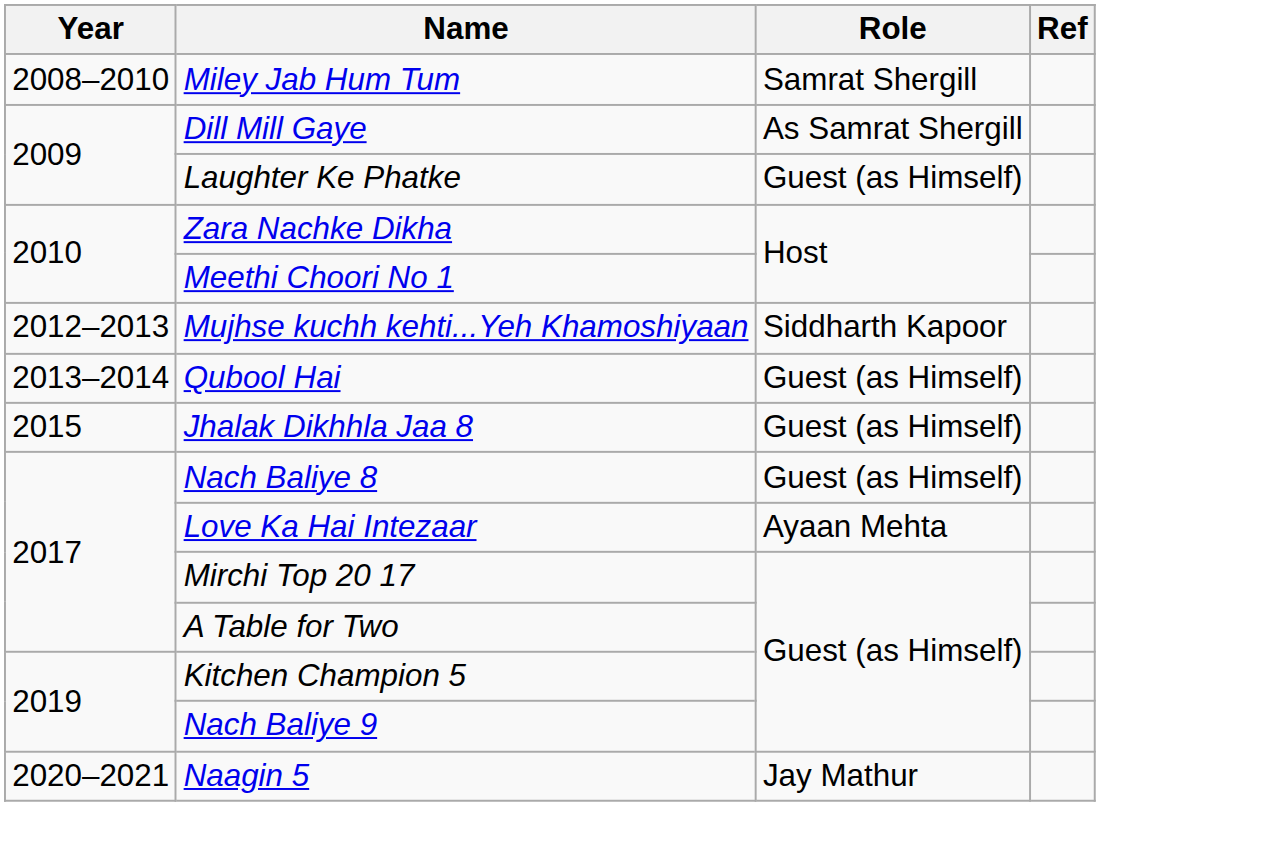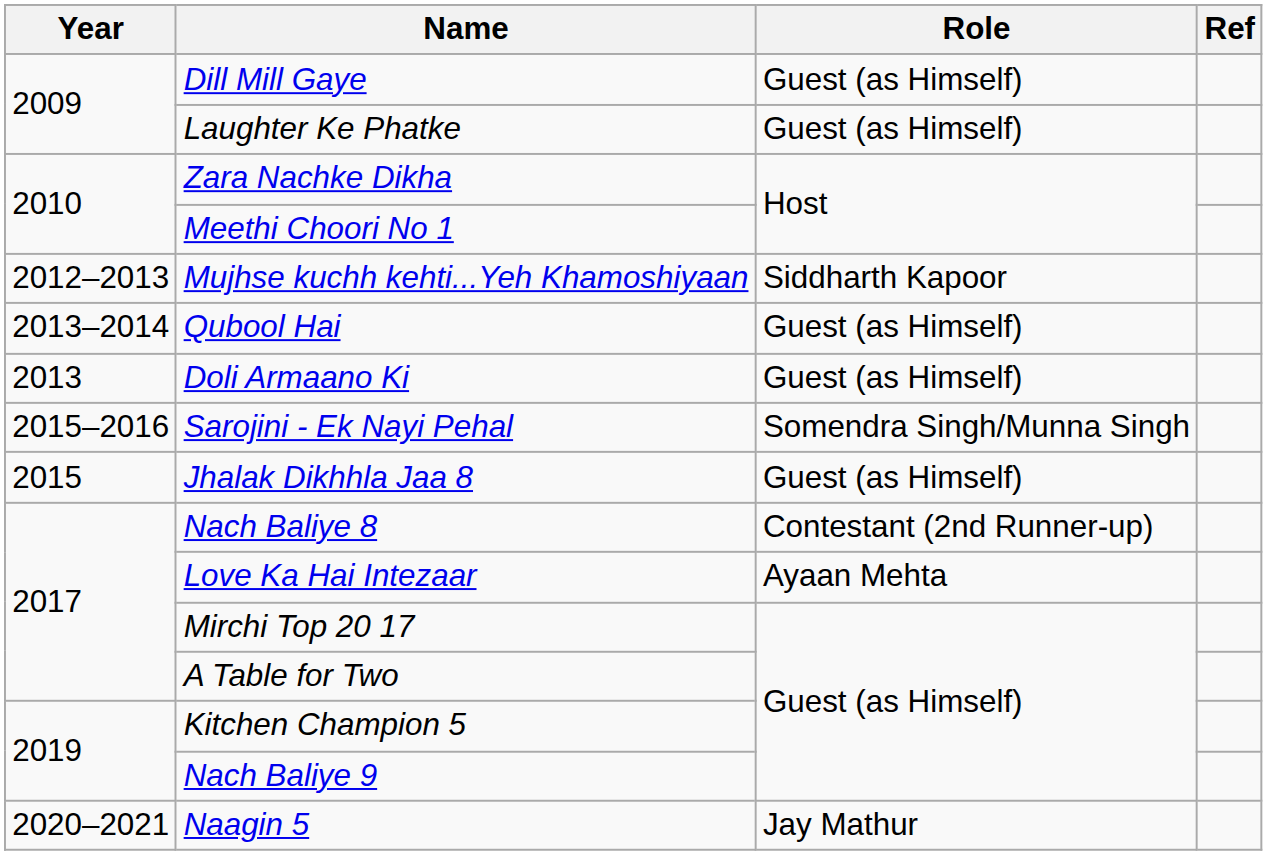- row: (322, 79)
(893, 128) As Samrat Shergill -> (893, 79) Guest (as Himself)
+ row: (296, 377)
+ row: (348, 427)
(893, 476) Guest (as Himself) -> (958, 526) Contestant (2nd Runner-up)
